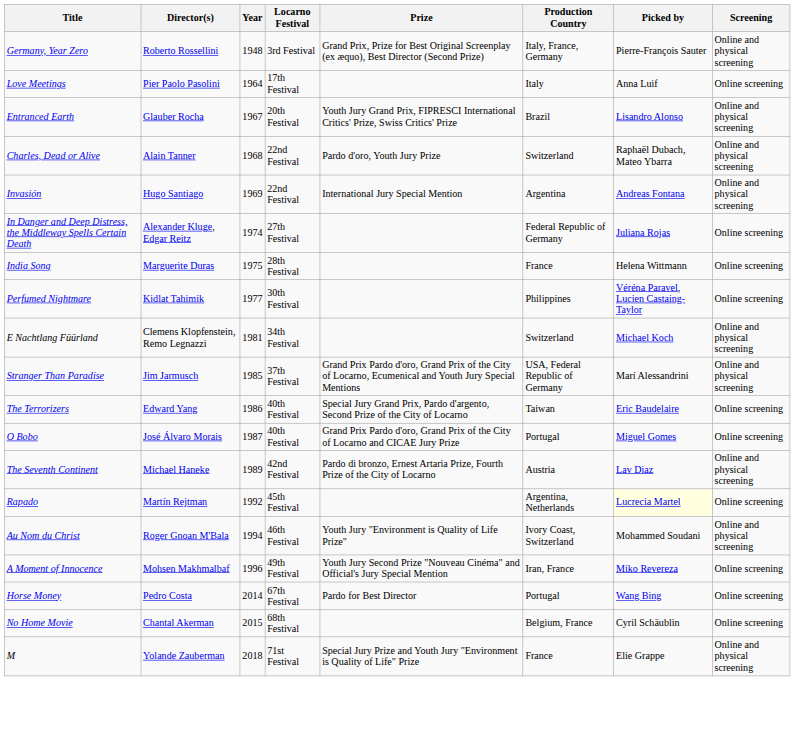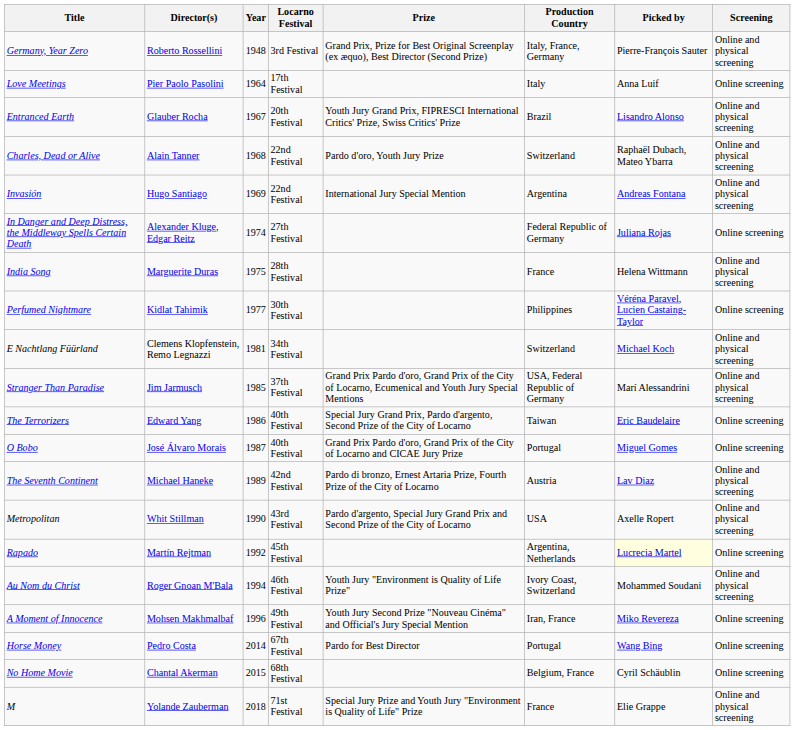(749, 266) Online screening -> (737, 271) Online and physical screening
+ row: (33, 519)
